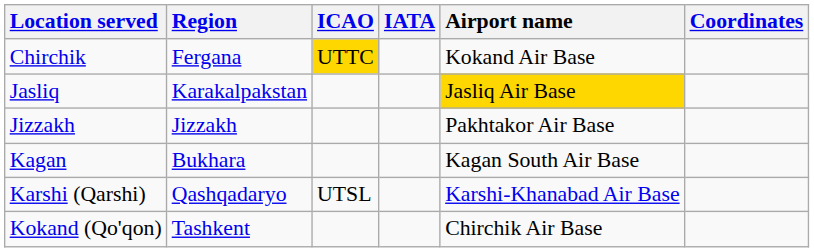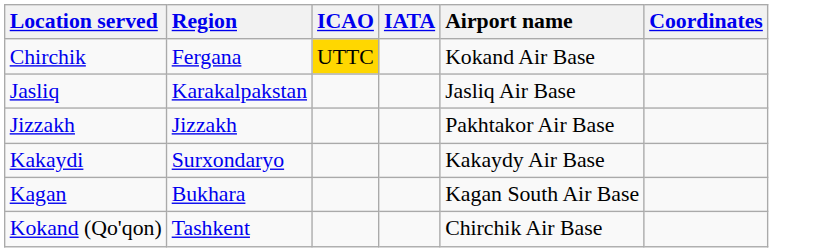(510, 90) gold background -> (510, 90) no background
+ row: (47, 159)
- row: (78, 194)
